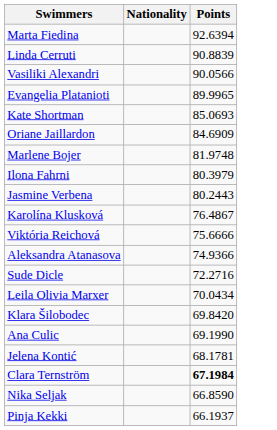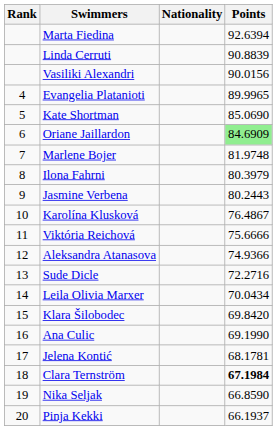+ column: (22, 14)
(213, 74) 90.0566 -> (249, 74) 90.0156
(213, 114) 85.0693 -> (249, 114) 85.0690
(213, 134) no background -> (249, 134) lightgreen background
